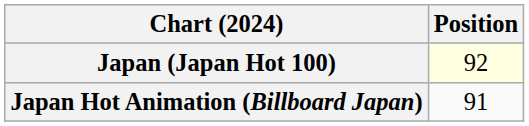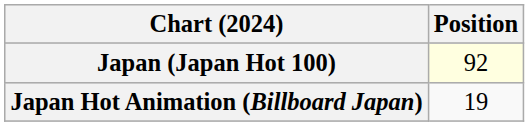(476, 101) 91 -> (476, 101) 19
